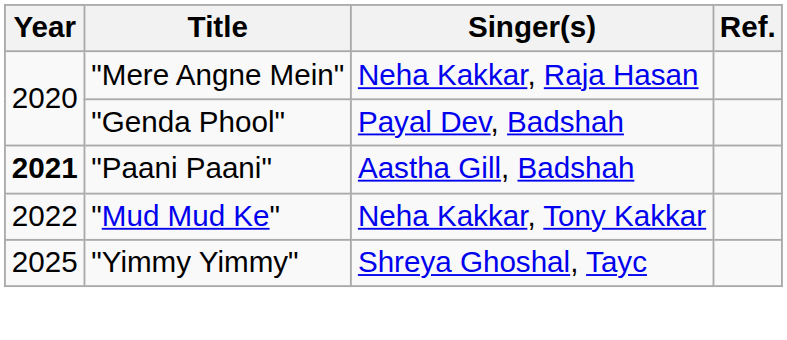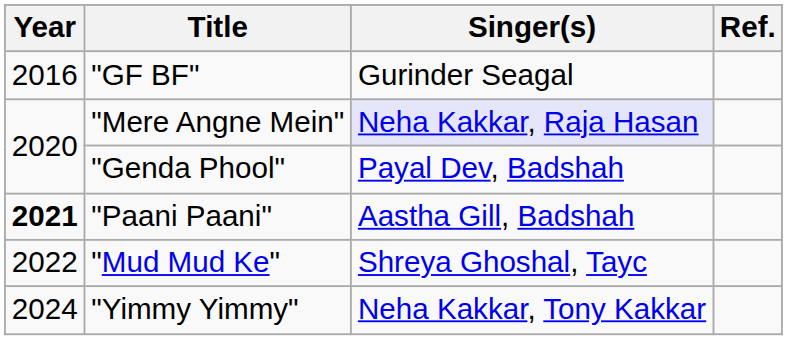+ row: (145, 74)
(528, 74) no background -> (528, 121) lavender background
(532, 215) Neha Kakkar, Tony Kakkar -> (502, 262) Shreya Ghoshal, Tayc
(45, 262) 2025 -> (45, 309) 2024
(502, 262) Shreya Ghoshal, Tayc -> (532, 309) Neha Kakkar, Tony Kakkar
